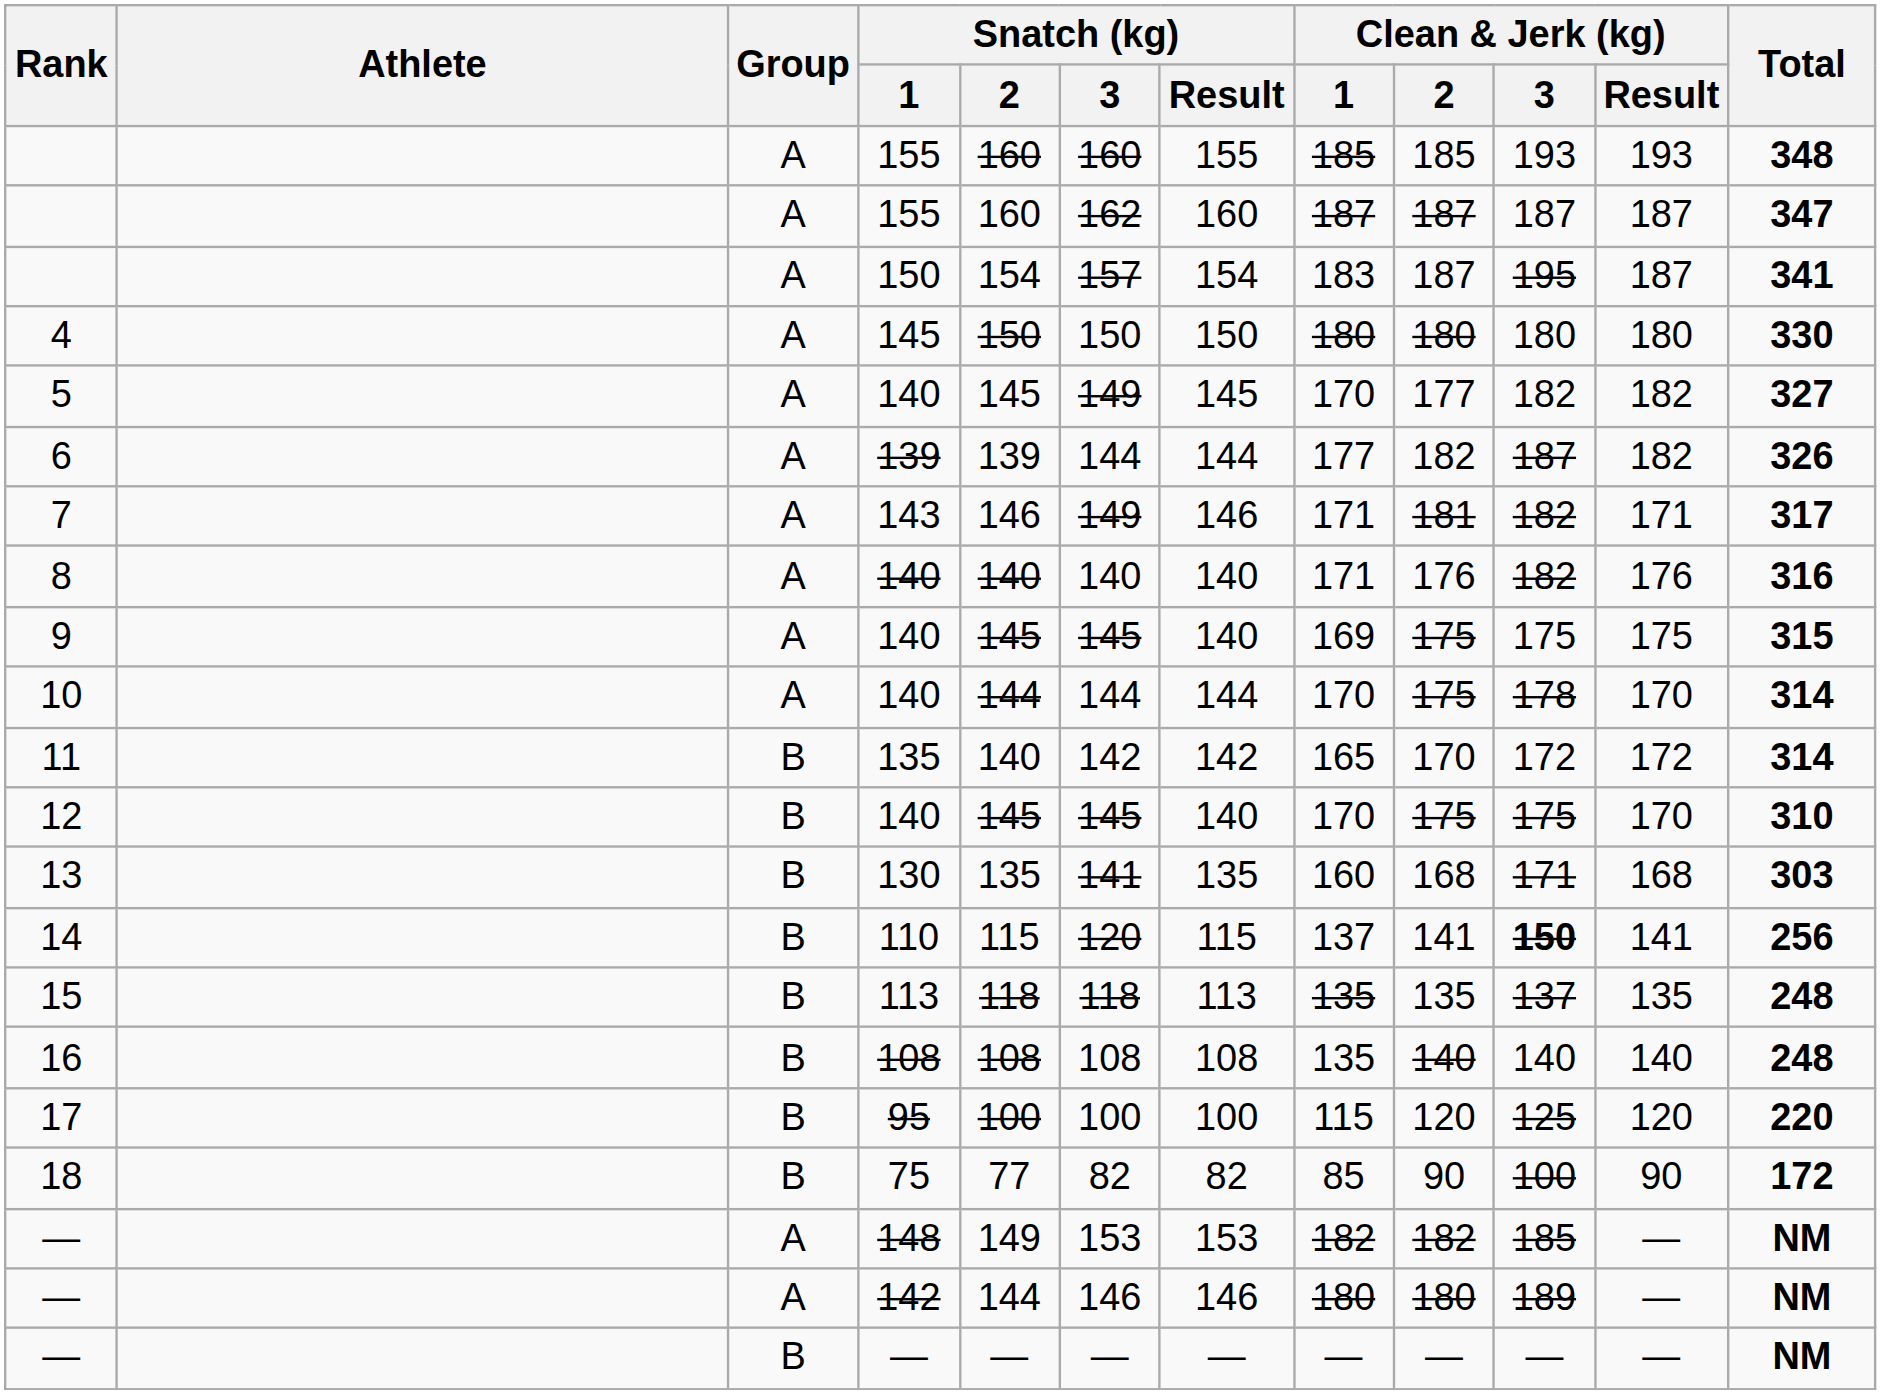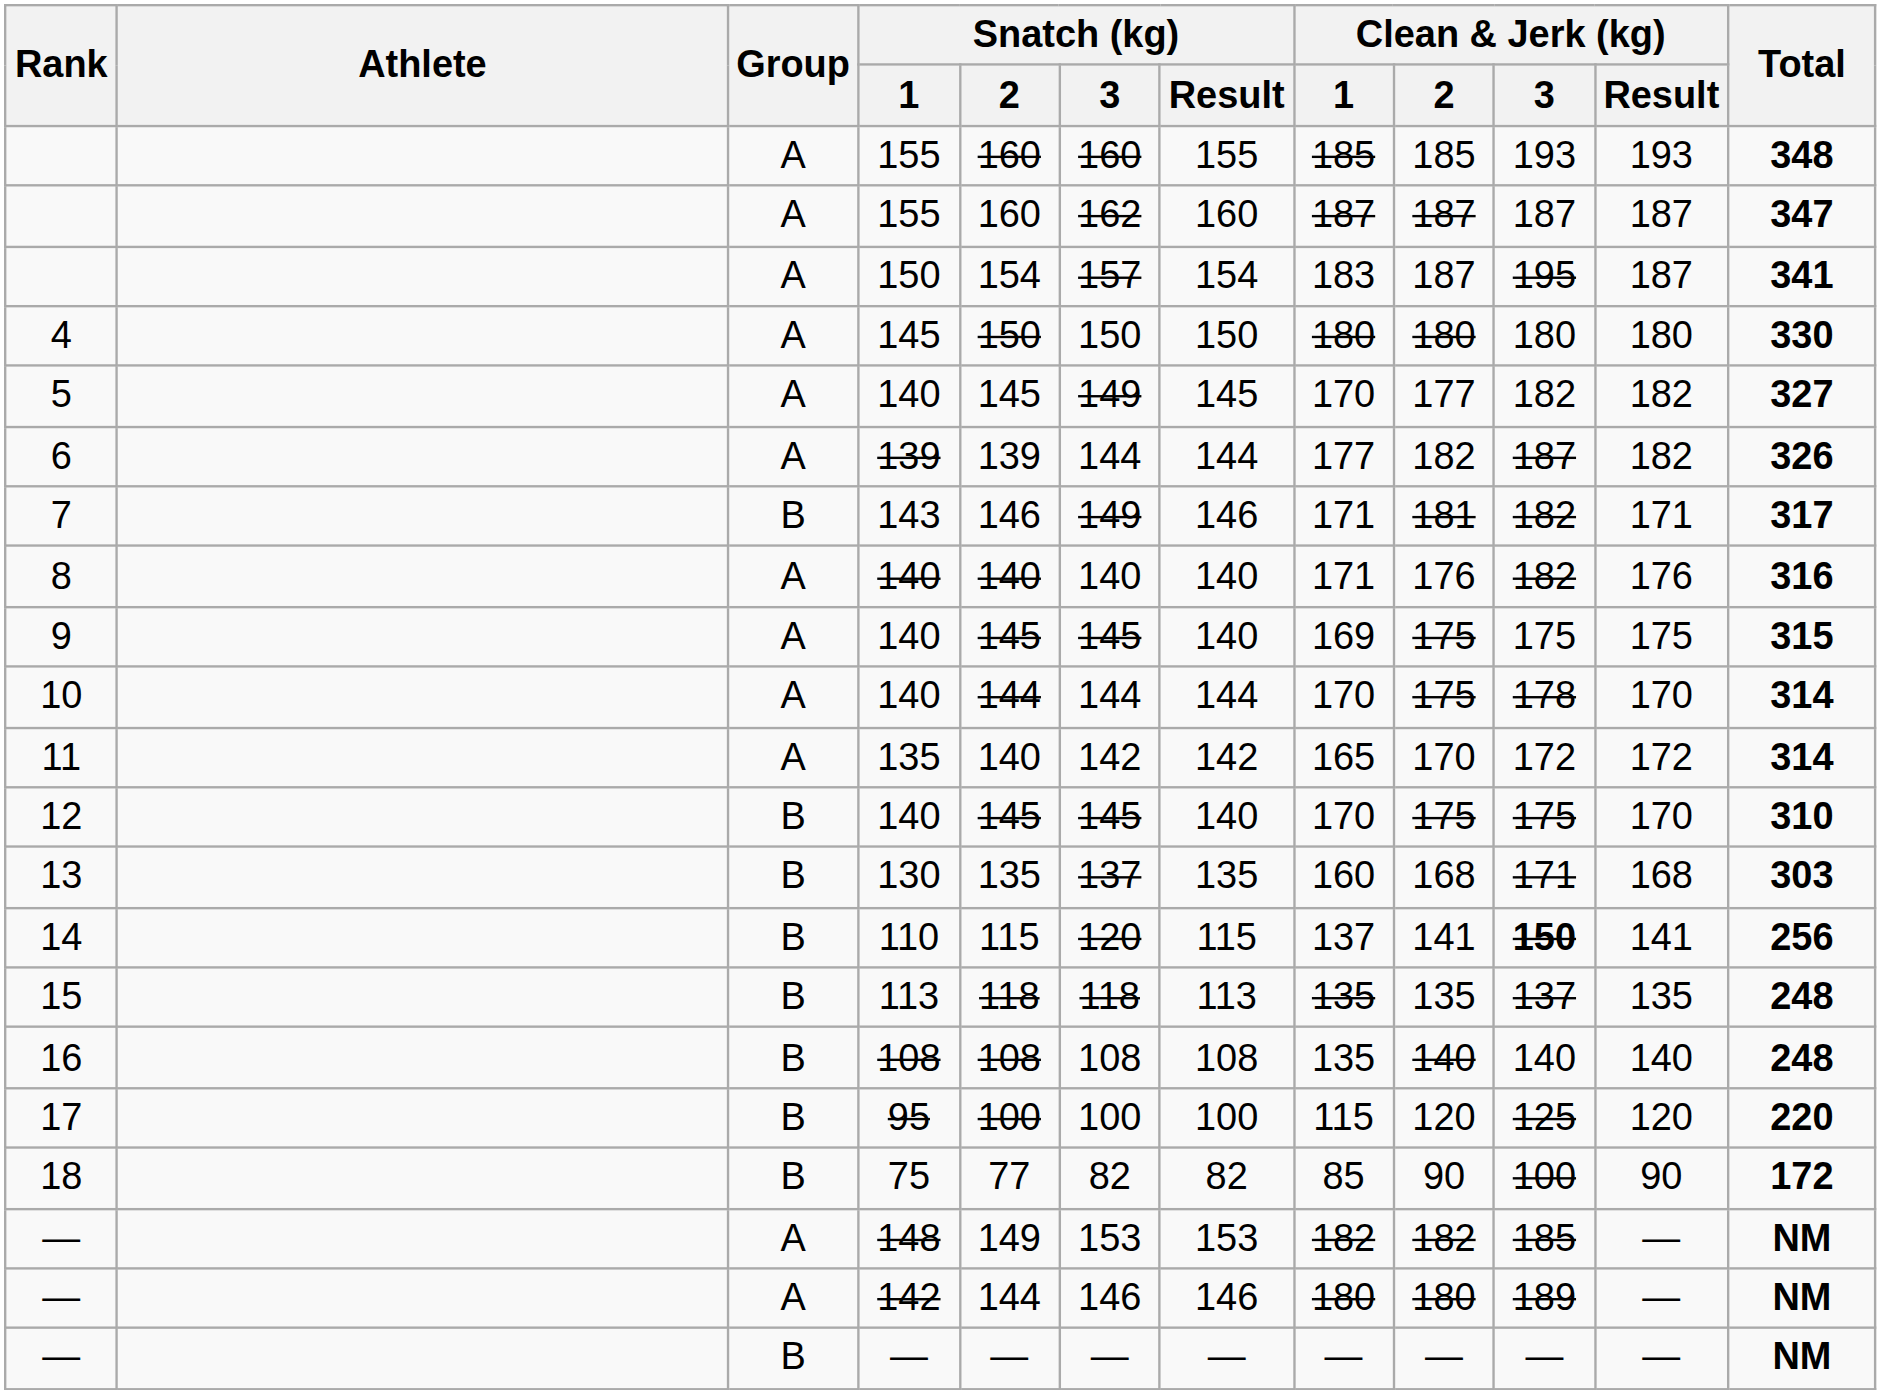(793, 515) A -> (793, 515) B
(793, 756) B -> (793, 756) A
(1110, 876) 141 -> (1110, 876) 137
